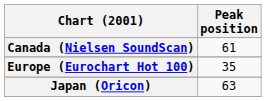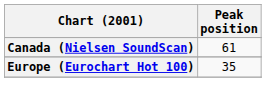- row: (101, 86)
